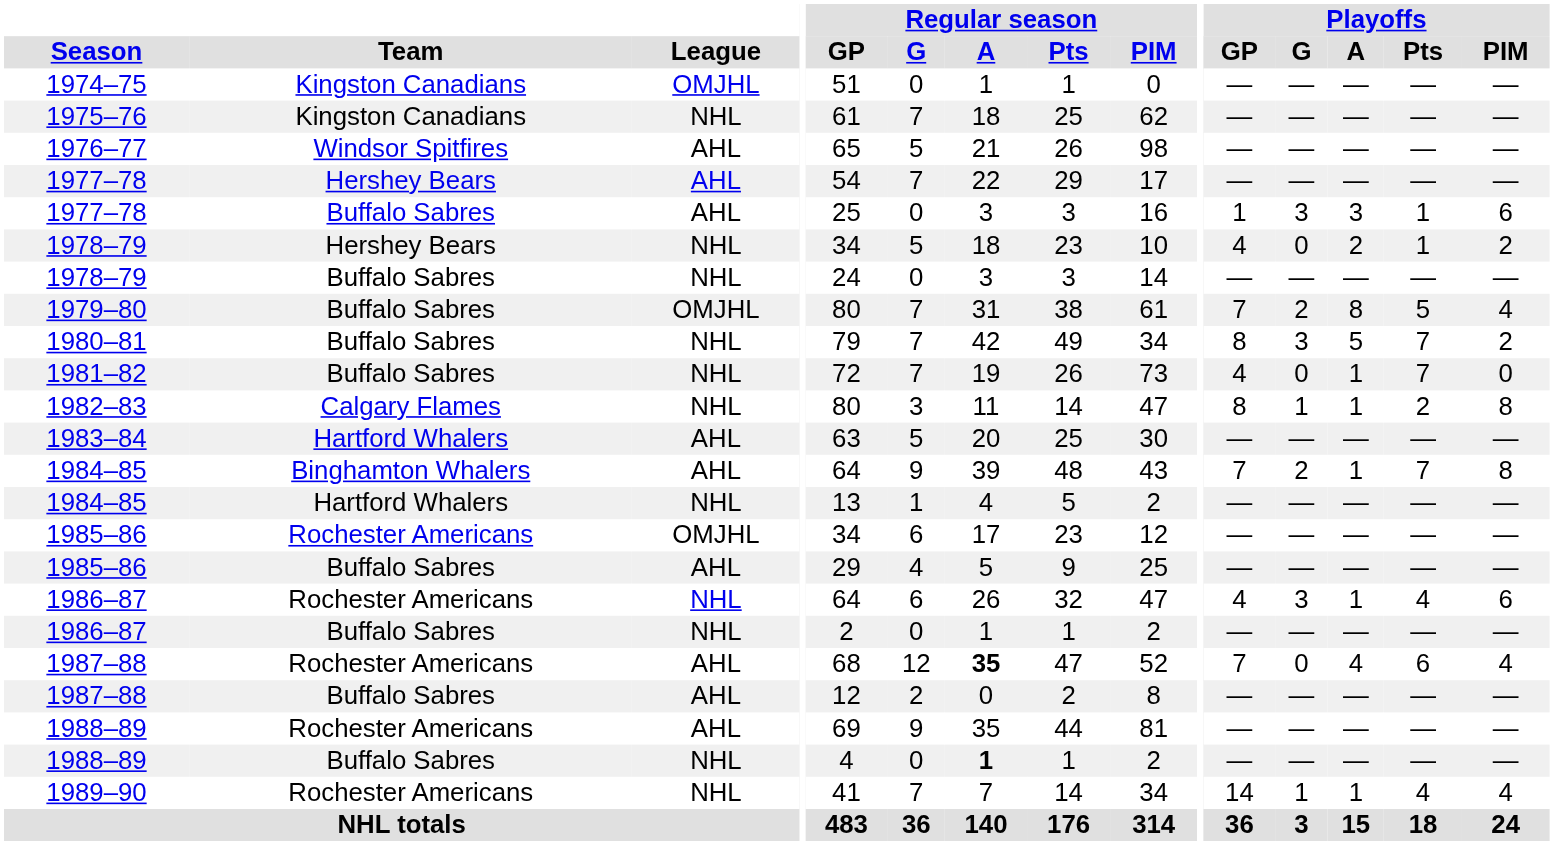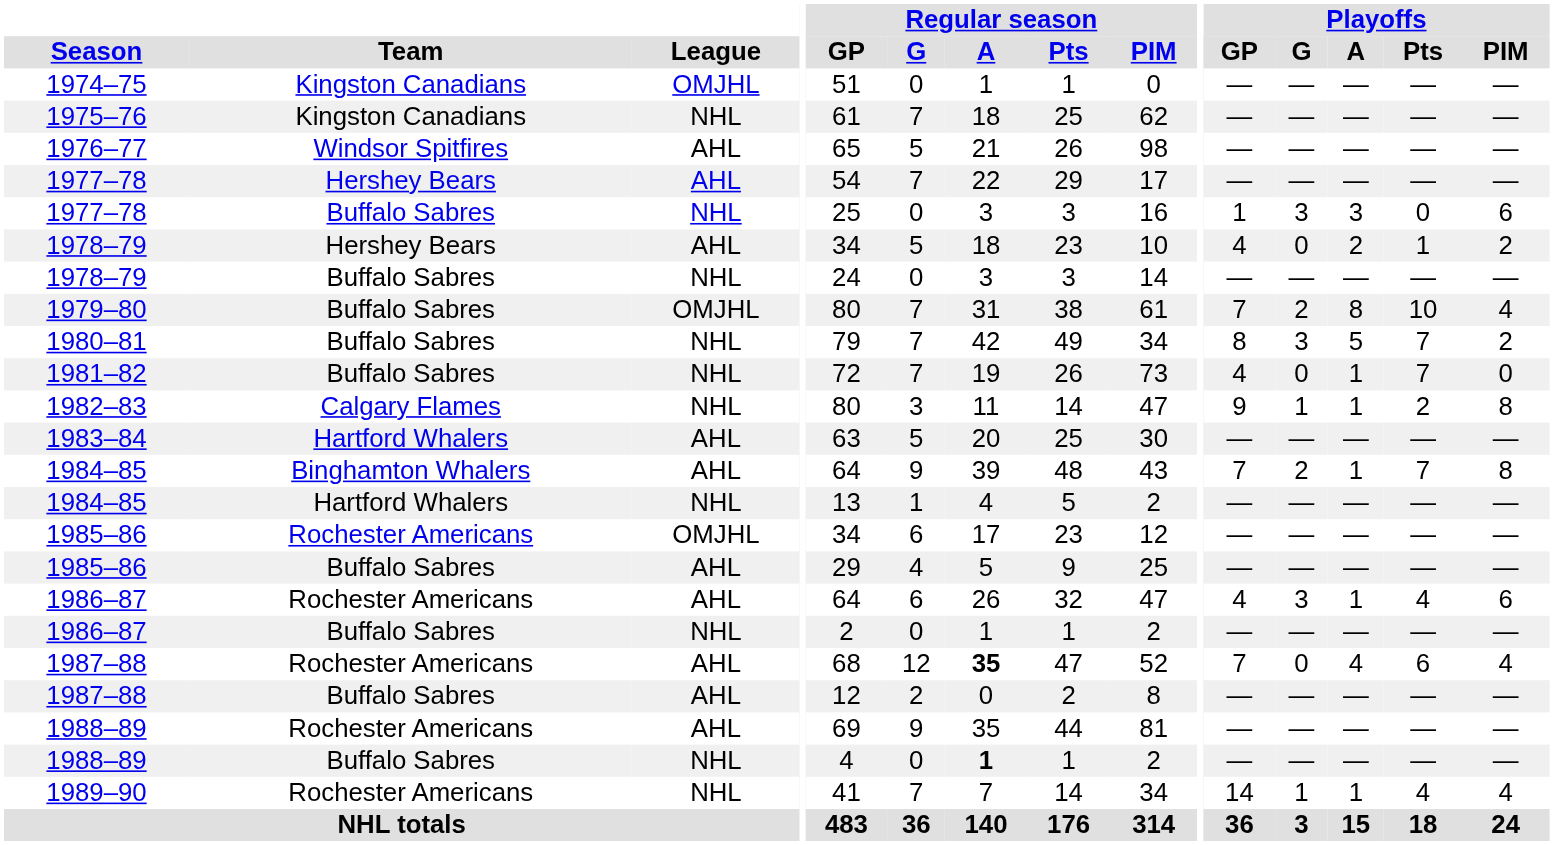(716, 212) AHL -> (716, 212) NHL
(1423, 212) 1 -> (1423, 212) 0
(716, 245) NHL -> (716, 245) AHL
(1423, 309) 5 -> (1423, 309) 10
(1239, 406) 8 -> (1239, 406) 9
(716, 599) NHL -> (716, 599) AHL
